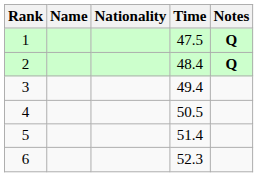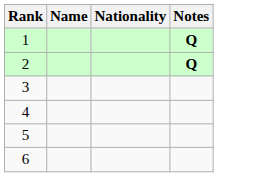- column: (190, 16)
